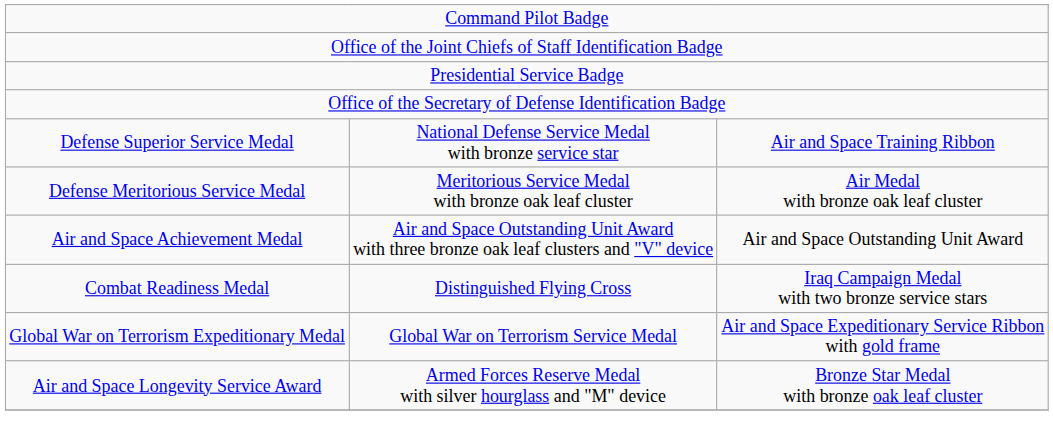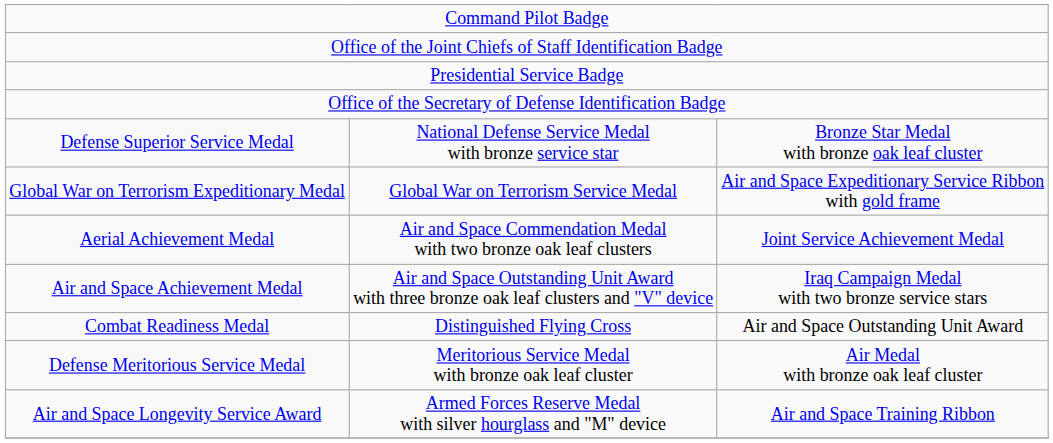(883, 142) Air and Space Training Ribbon -> (883, 142) Bronze Star Medal with bronze oak leaf cluster
rows swapped: (177, 191) <-> (177, 336)
+ row: (177, 239)
(883, 239) Air and Space Outstanding Unit Award -> (883, 288) Iraq Campaign Medal with two bronze service stars
(883, 288) Iraq Campaign Medal with two bronze service stars -> (883, 326) Air and Space Outstanding Unit Award
(883, 385) Bronze Star Medal with bronze oak leaf cluster -> (883, 413) Air and Space Training Ribbon
